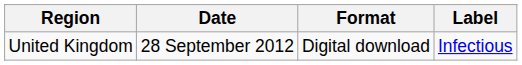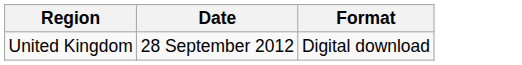- column: (475, 18)
